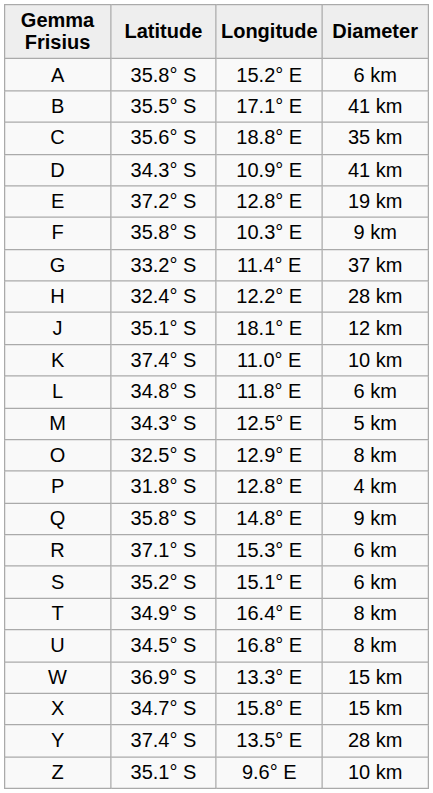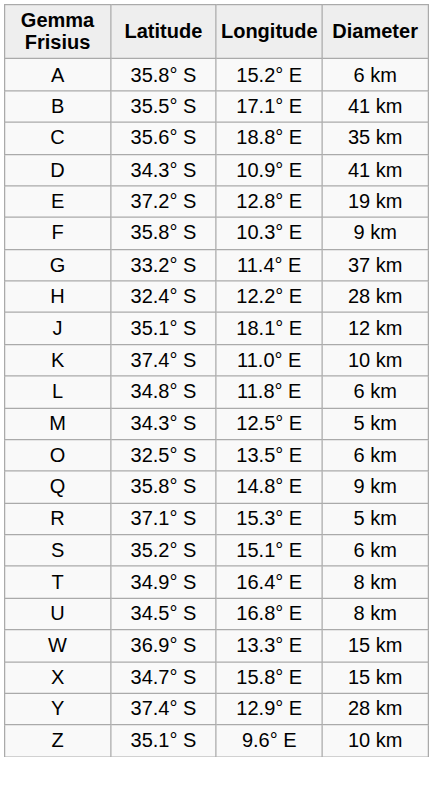(269, 455) 12.9° E -> (269, 455) 13.5° E
(375, 455) 8 km -> (375, 455) 6 km
- row: (58, 486)
(375, 550) 6 km -> (375, 518) 5 km
(269, 740) 13.5° E -> (269, 708) 12.9° E
